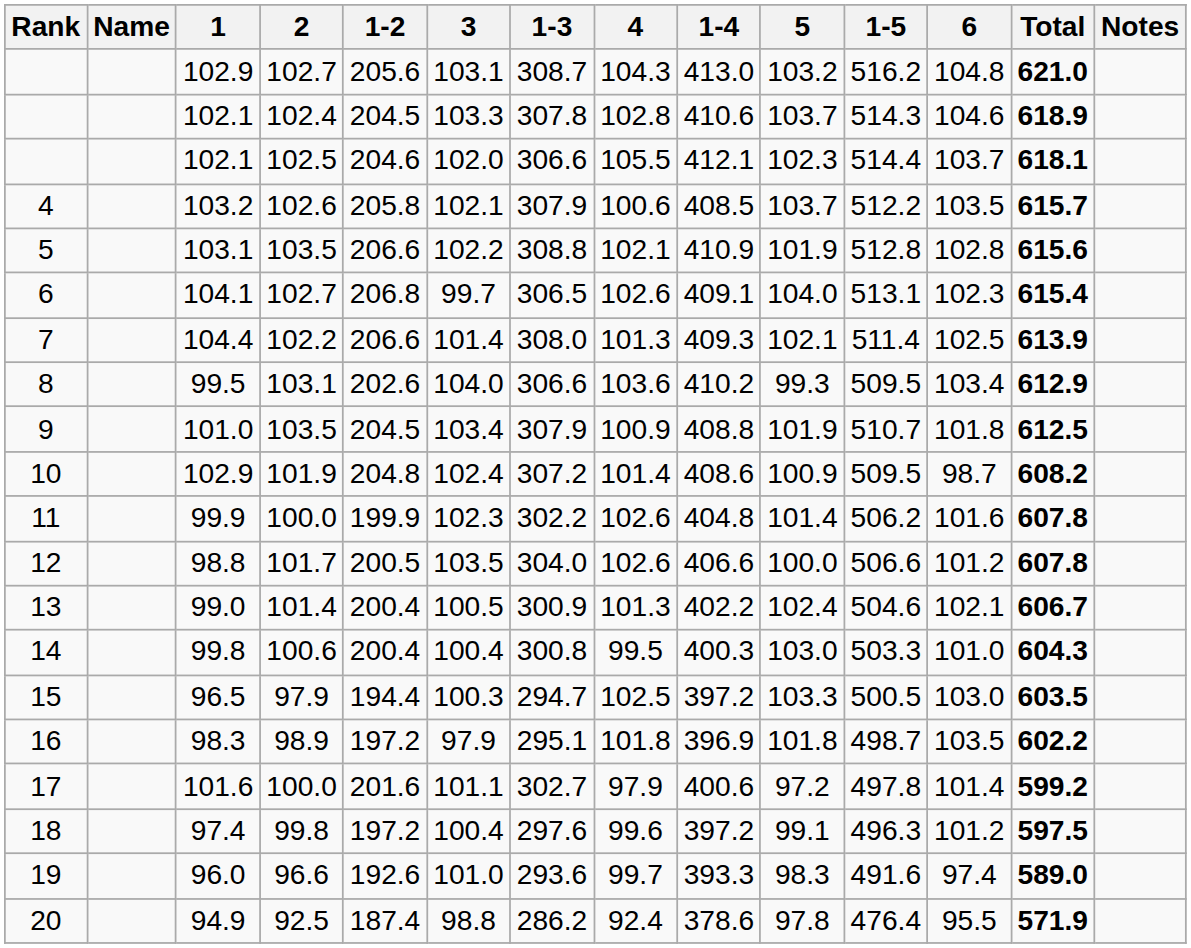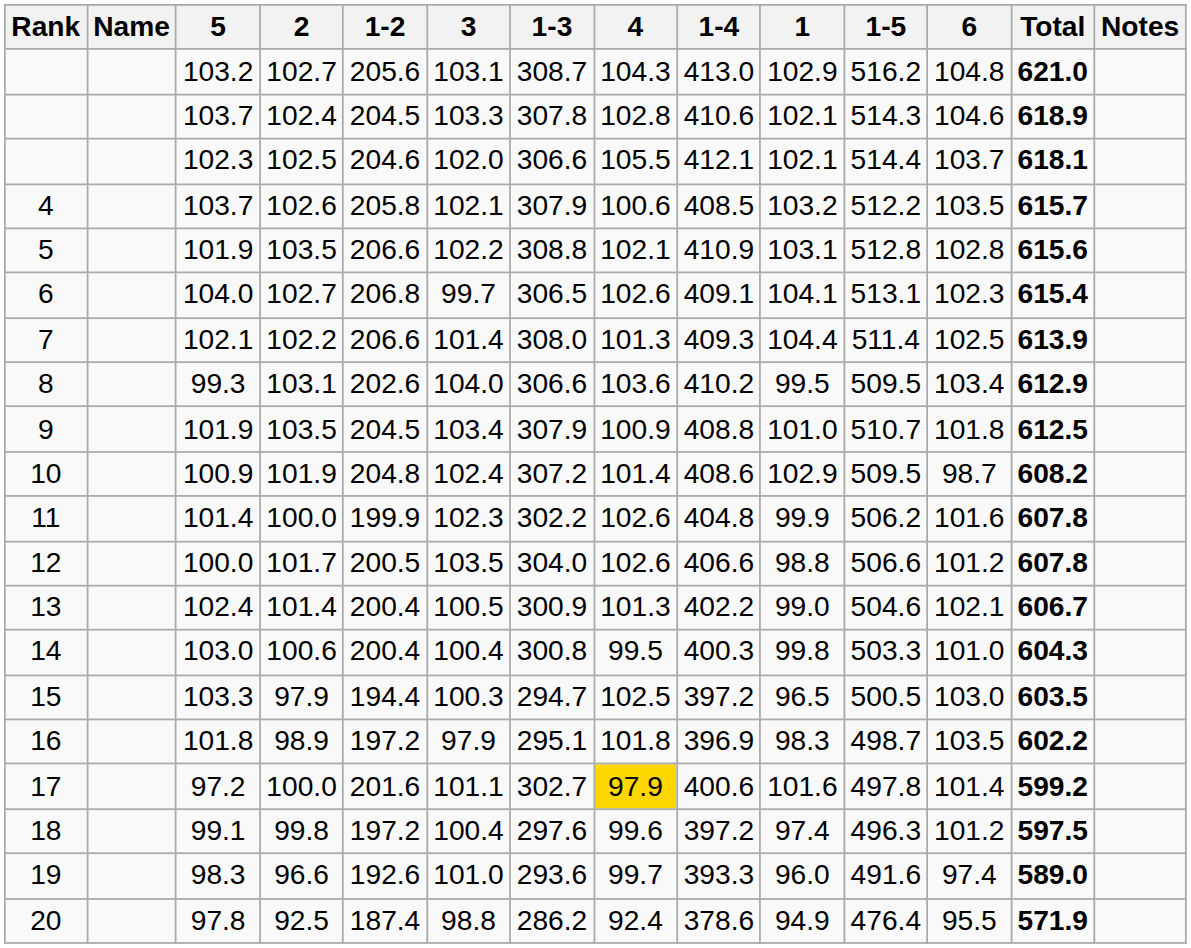columns swapped: (218, 26) <-> (802, 26)
(635, 786) no background -> (635, 786) gold background
